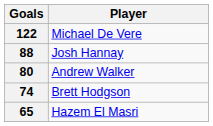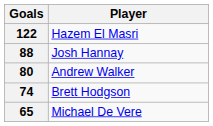(97, 33) Michael De Vere -> (95, 33) Hazem El Masri
(95, 111) Hazem El Masri -> (97, 111) Michael De Vere
